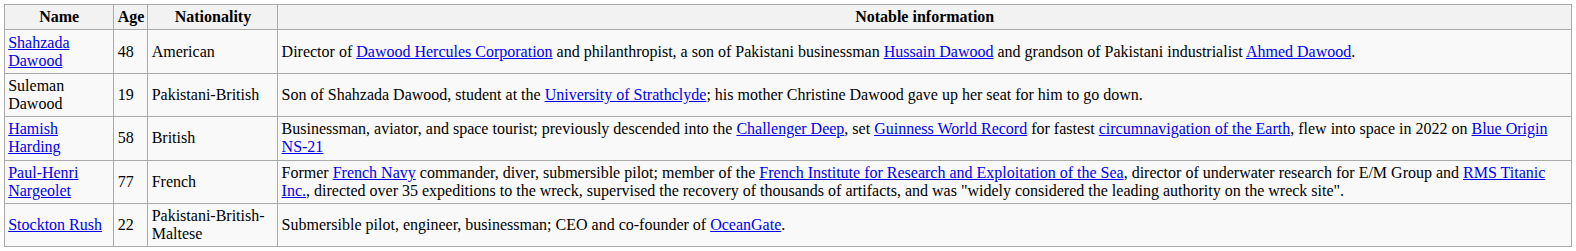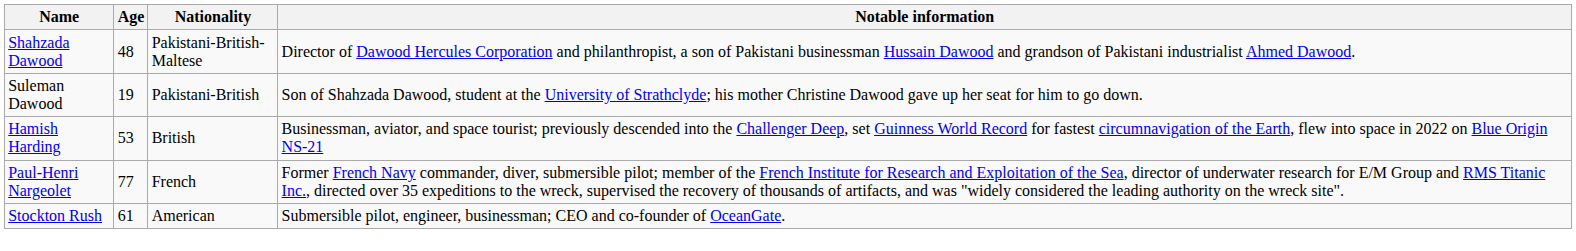(183, 51) American -> (208, 51) Pakistani-British-Maltese
(126, 138) 58 -> (126, 138) 53
(126, 225) 22 -> (126, 216) 61
(208, 225) Pakistani-British-Maltese -> (183, 216) American
